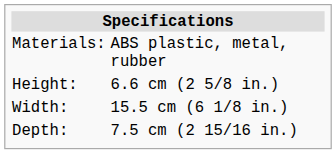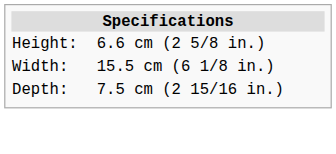- row: (59, 44)
